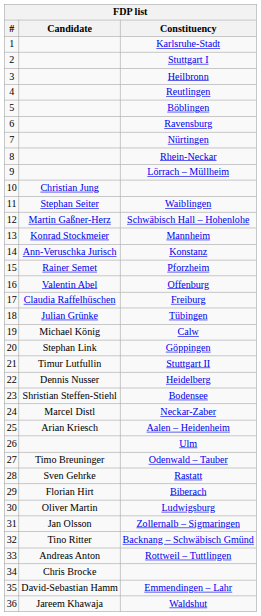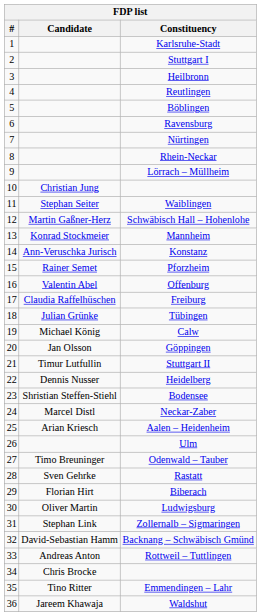(70, 348) Stephan Link -> (70, 348) Jan Olsson
(70, 524) Jan Olsson -> (70, 524) Stephan Link
(70, 540) Tino Ritter -> (70, 540) David-Sebastian Hamm
(70, 587) David-Sebastian Hamm -> (70, 587) Tino Ritter
